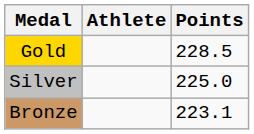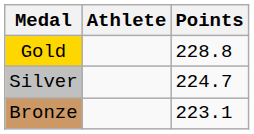(204, 51) 228.5 -> (204, 51) 228.8
(204, 82) 225.0 -> (204, 82) 224.7
